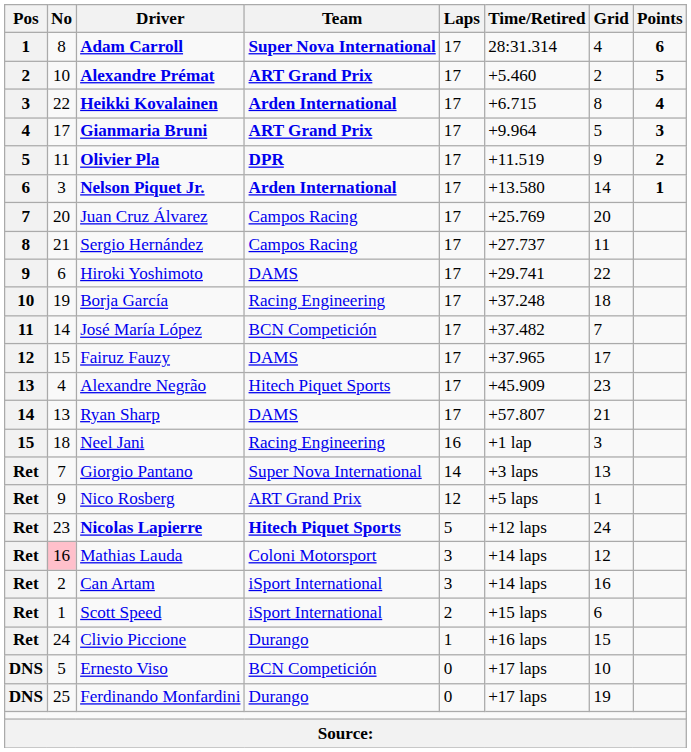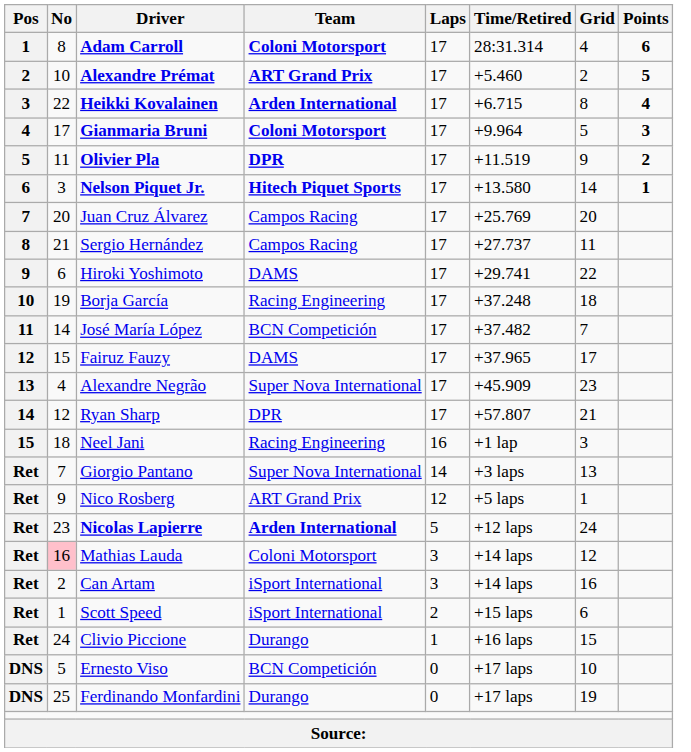(342, 46) Super Nova International -> (317, 46) Coloni Motorsport
(310, 131) ART Grand Prix -> (317, 131) Coloni Motorsport
(323, 187) Arden International -> (325, 187) Hitech Piquet Sports
(319, 385) Hitech Piquet Sports -> (335, 385) Super Nova International
(62, 414) 13 -> (62, 414) 12
(273, 414) DAMS -> (265, 414) DPR
(325, 527) Hitech Piquet Sports -> (323, 527) Arden International
